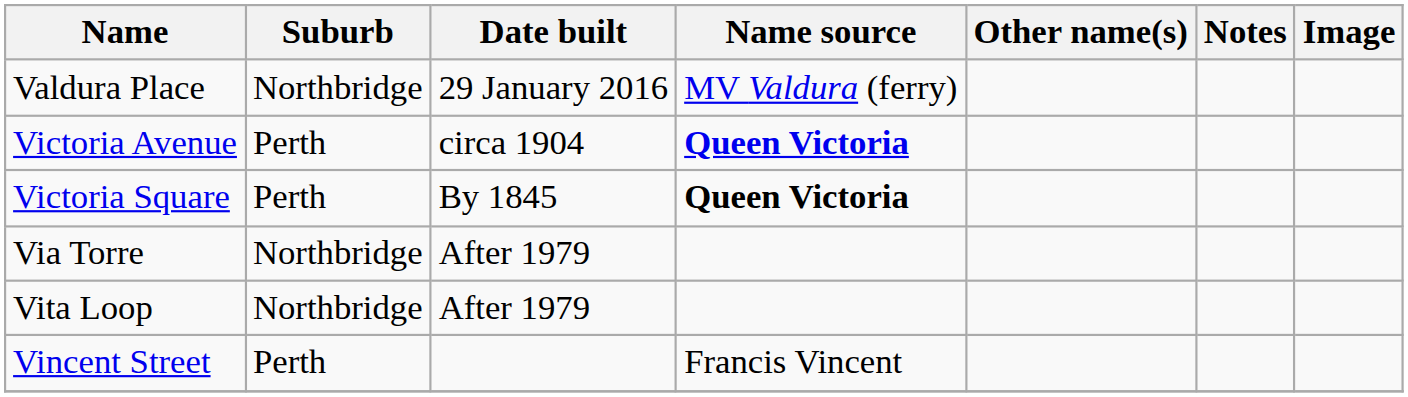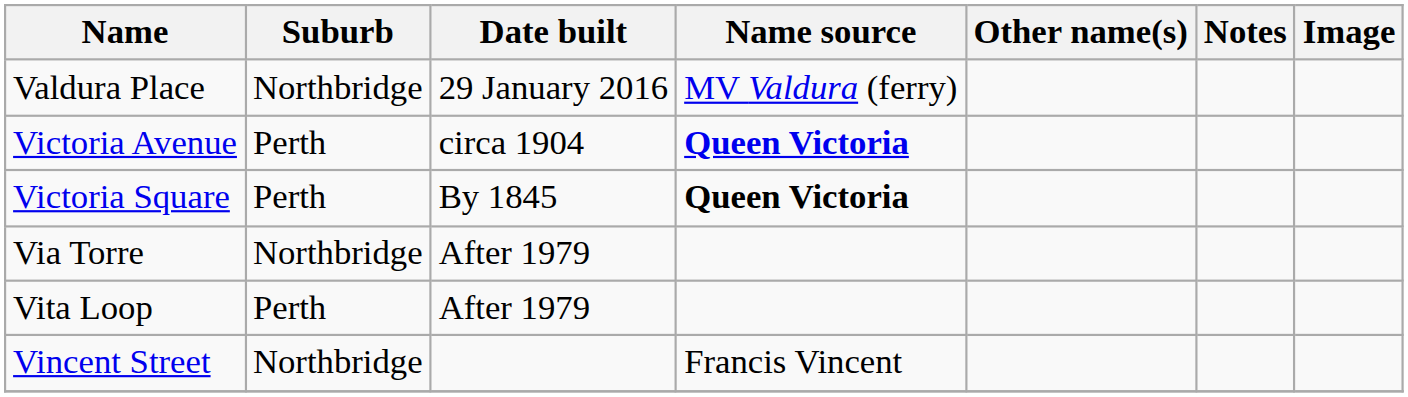(338, 307) Northbridge -> (290, 307) Perth
(290, 362) Perth -> (338, 362) Northbridge
